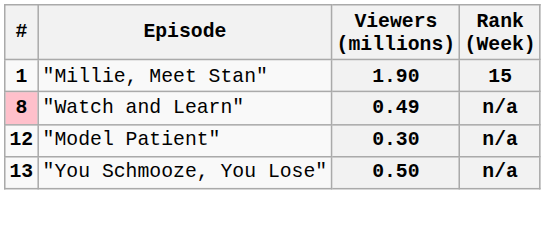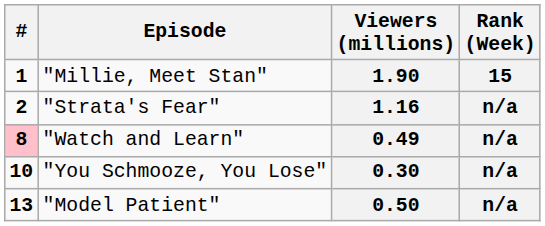+ row: (396, 108)
(21, 140) 12 -> (21, 172) 10
(132, 140) "Model Patient" -> (185, 172) "You Schmooze, You Lose"
(185, 172) "You Schmooze, You Lose" -> (132, 205) "Model Patient"
